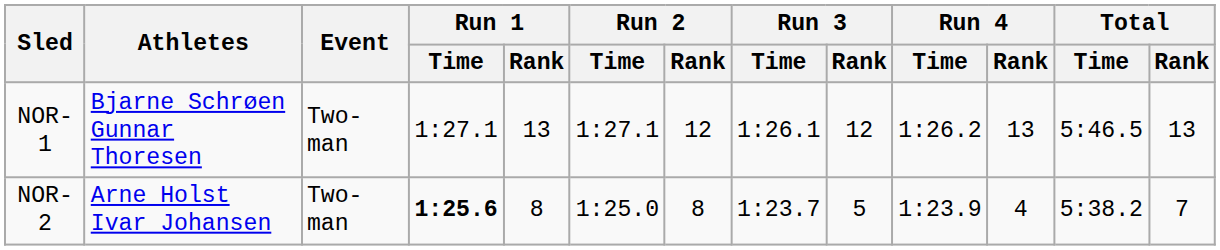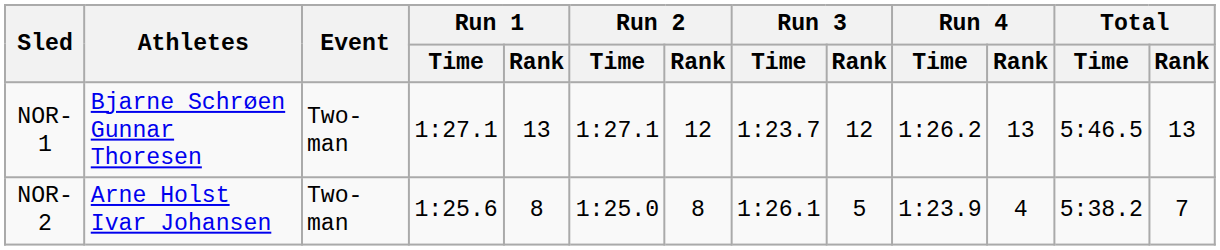(779, 130) 1:26.1 -> (779, 130) 1:23.7
(456, 210) bold -> (456, 210) normal
(779, 210) 1:23.7 -> (779, 210) 1:26.1
